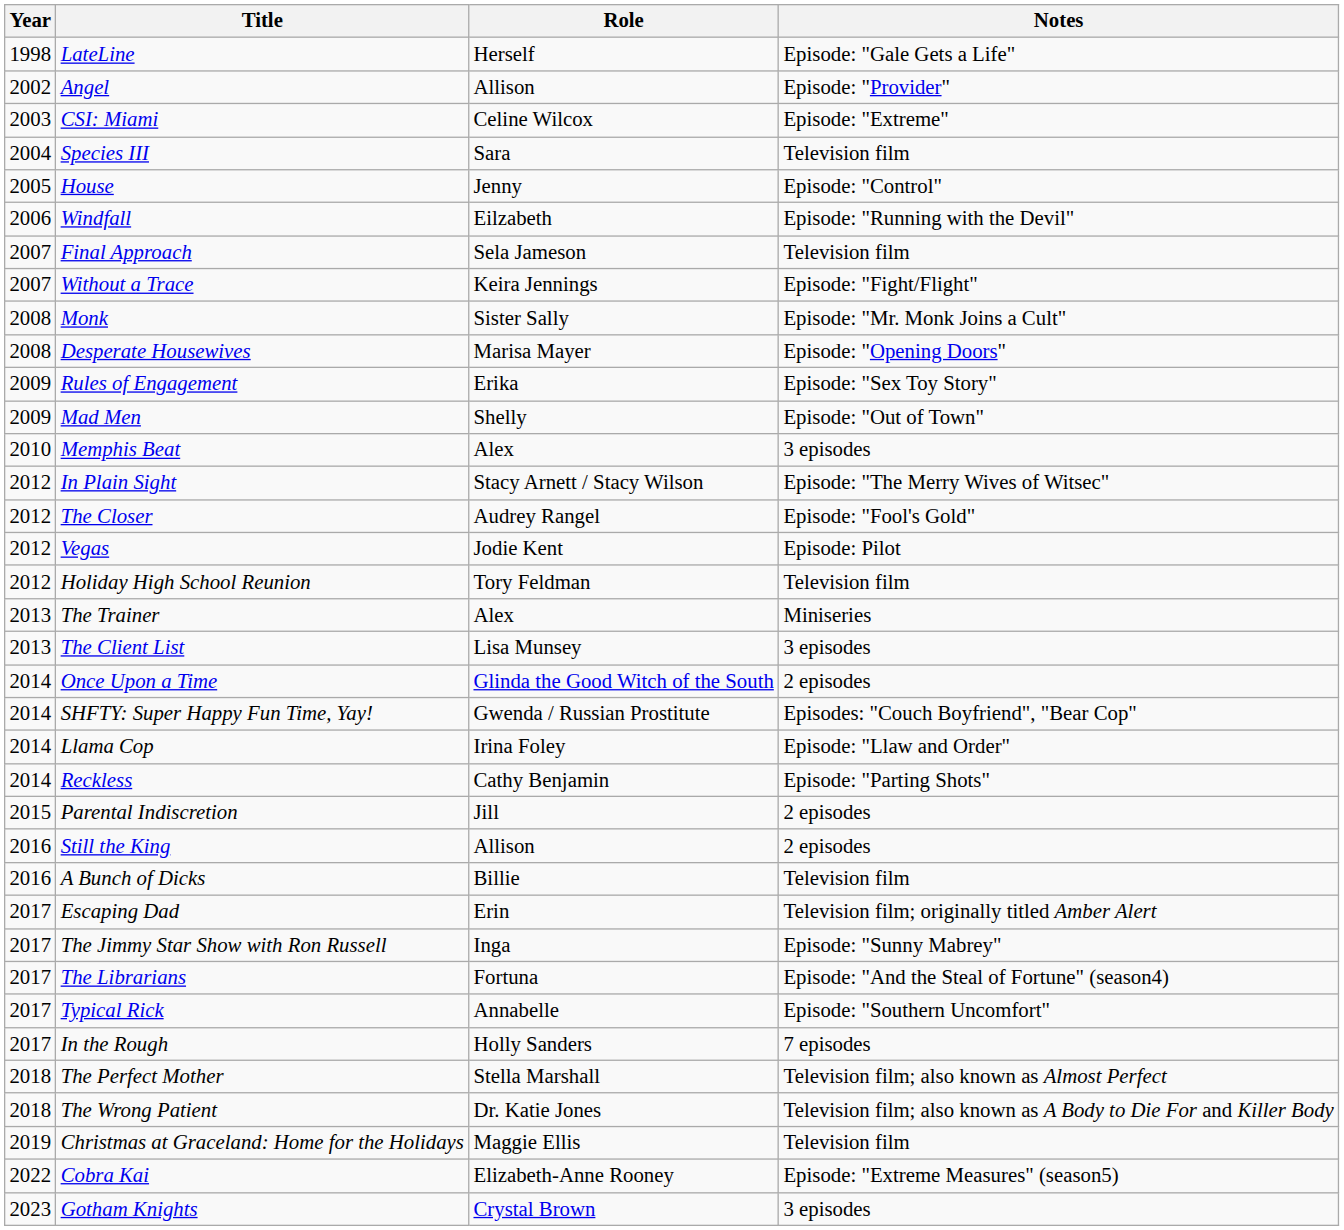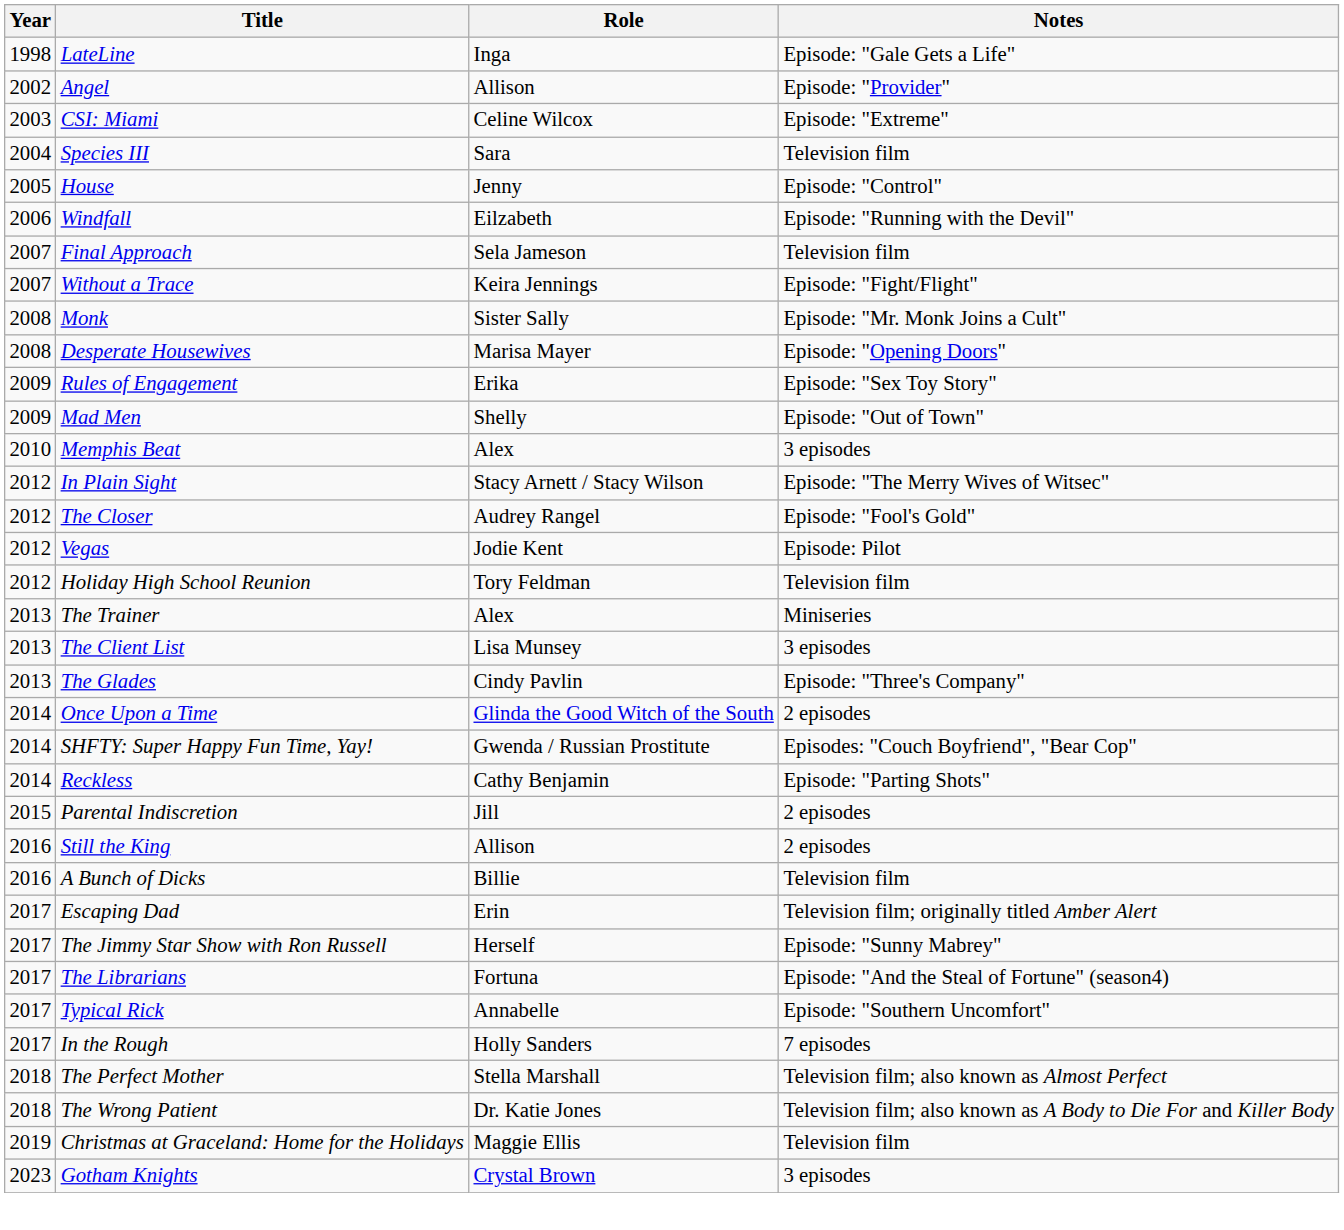(504, 53) Herself -> (492, 53) Inga
+ row: (108, 680)
- row: (107, 746)
(492, 944) Inga -> (504, 944) Herself
- row: (105, 1175)
